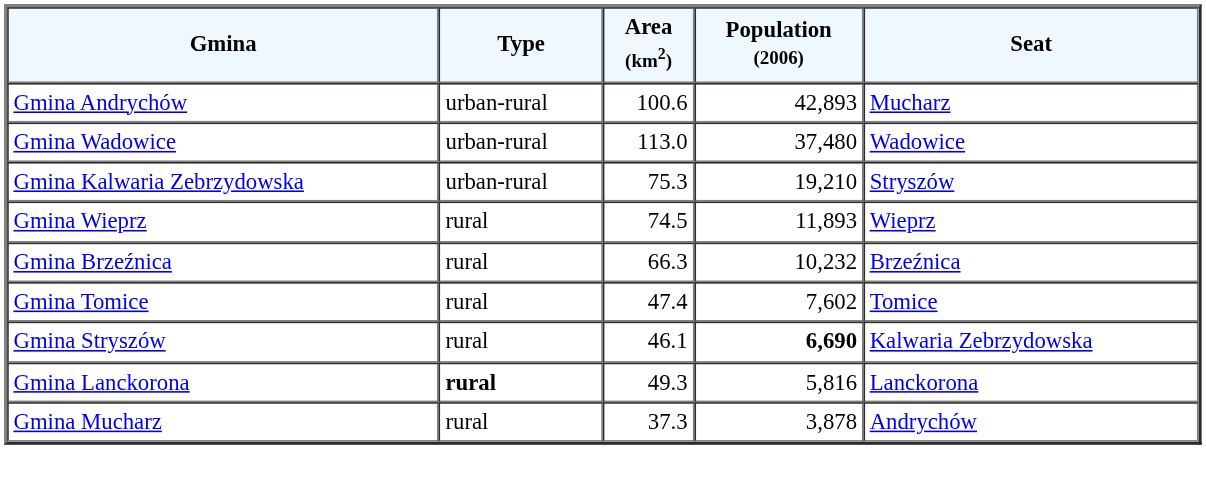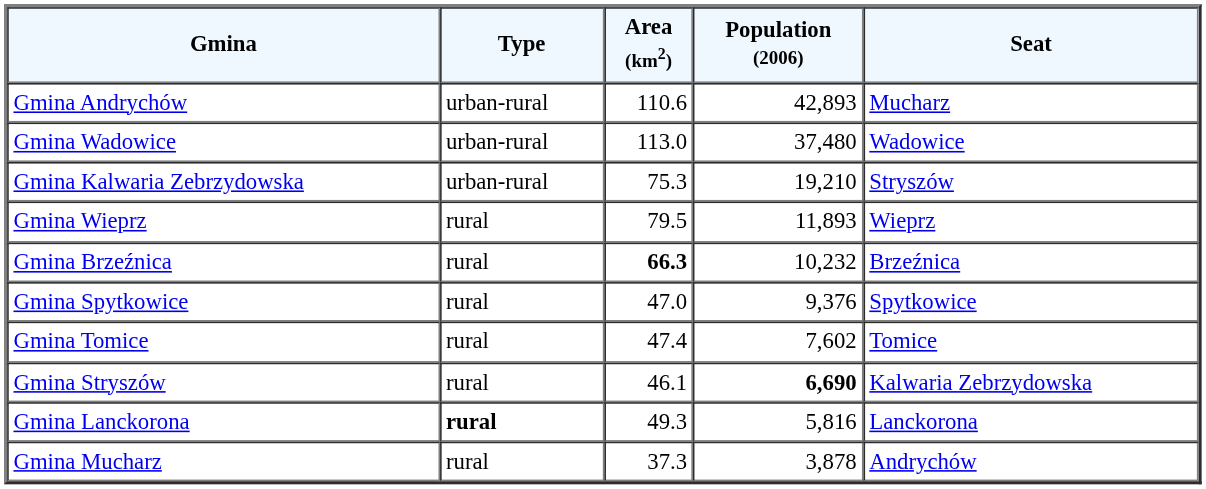(662, 101) 100.6 -> (662, 101) 110.6
(668, 221) 74.5 -> (667, 221) 79.5
(668, 261) normal -> (667, 261) bold
+ row: (101, 301)
